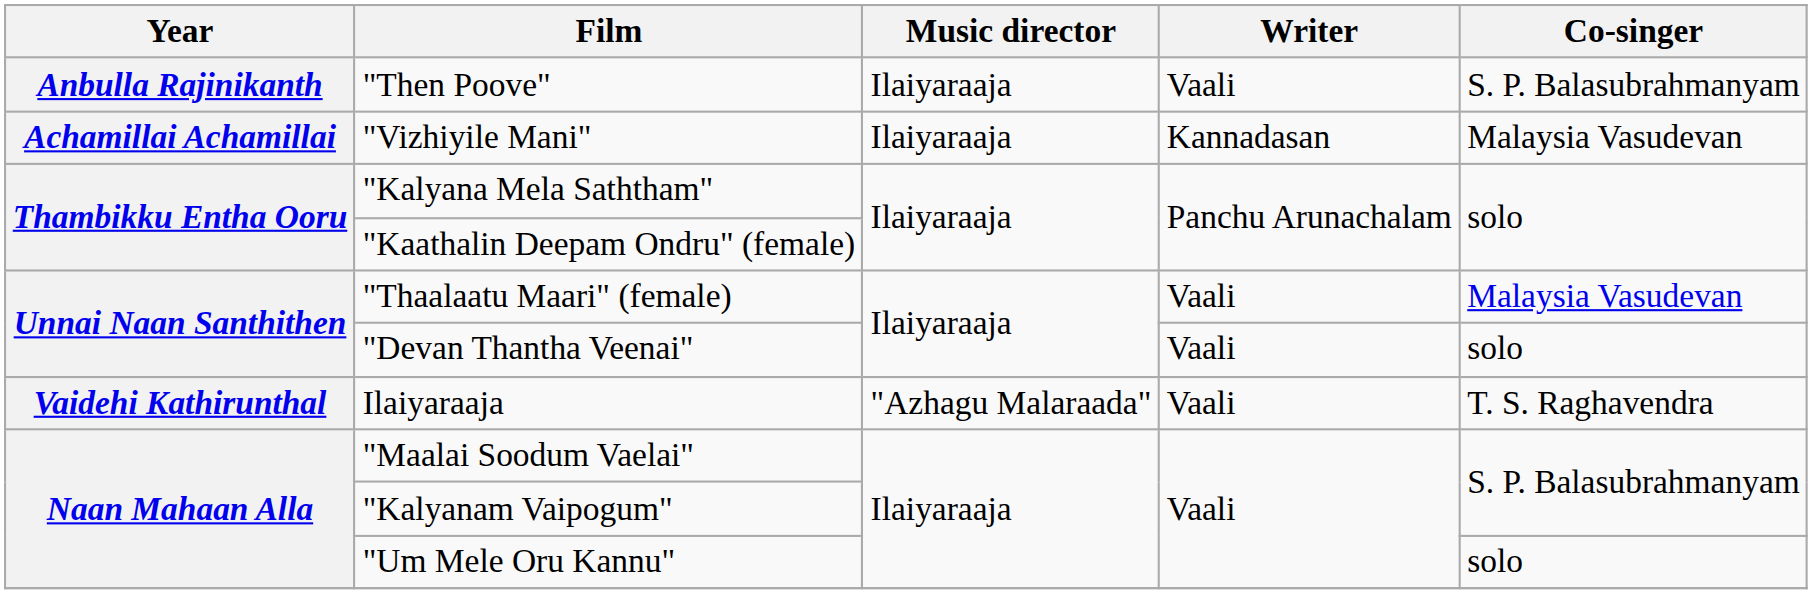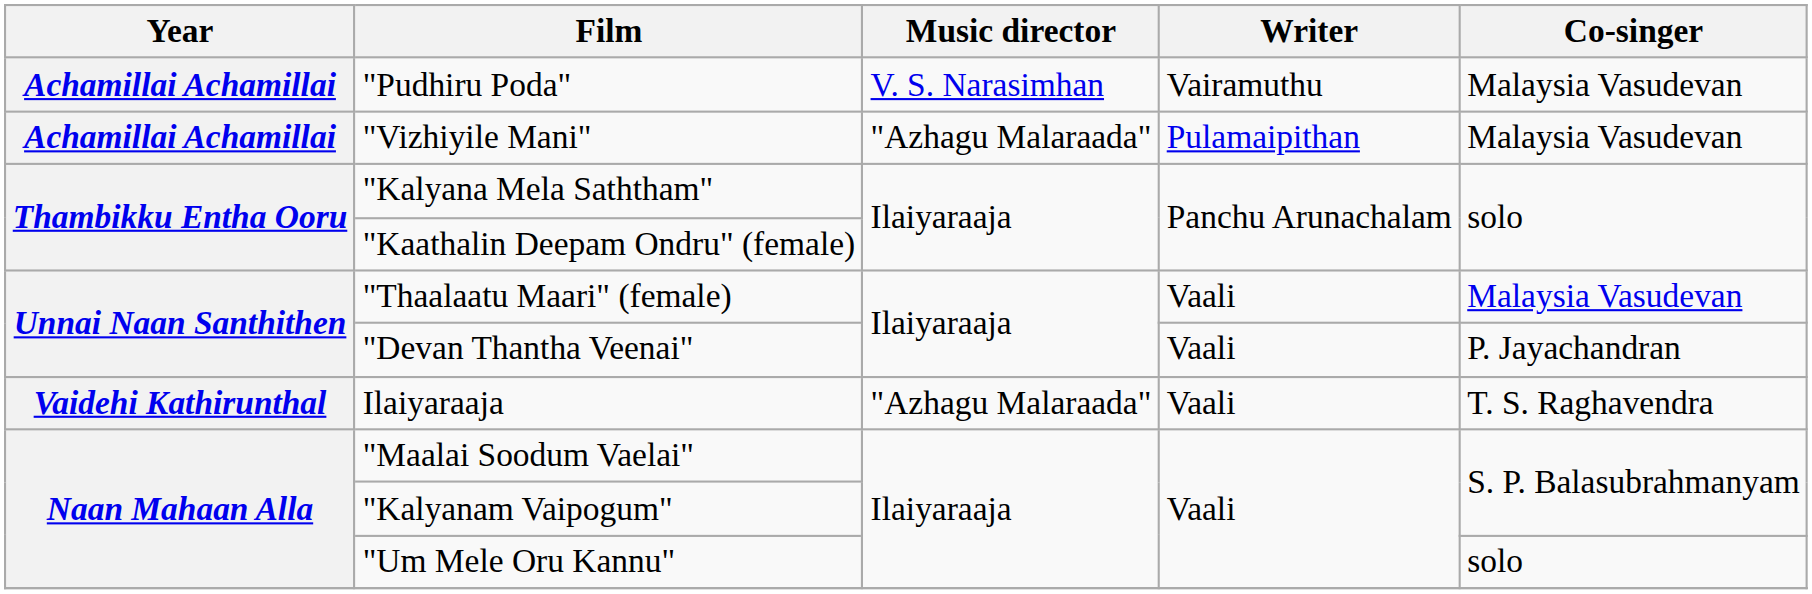+ row: (467, 84)
- row: (457, 84)
(941, 137) Ilaiyaraaja -> (1011, 137) "Azhagu Malaraada"
(1248, 137) Kannadasan -> (1263, 137) Pulamaipithan
(1495, 349) solo -> (1574, 349) P. Jayachandran
